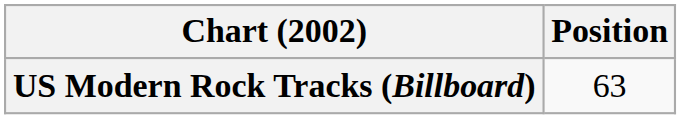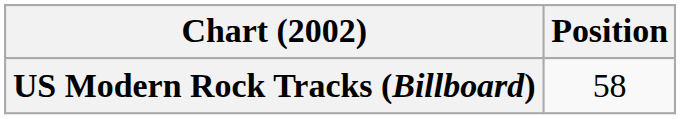(610, 85) 63 -> (610, 85) 58
